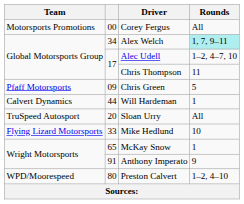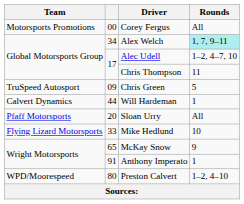(39, 87) Pfaff Motorsports -> (43, 87) TruSpeed Autosport
(43, 117) TruSpeed Autosport -> (39, 117) Pfaff Motorsports
(194, 147) 1 -> (194, 147) 9
(194, 161) 9 -> (194, 161) 1
